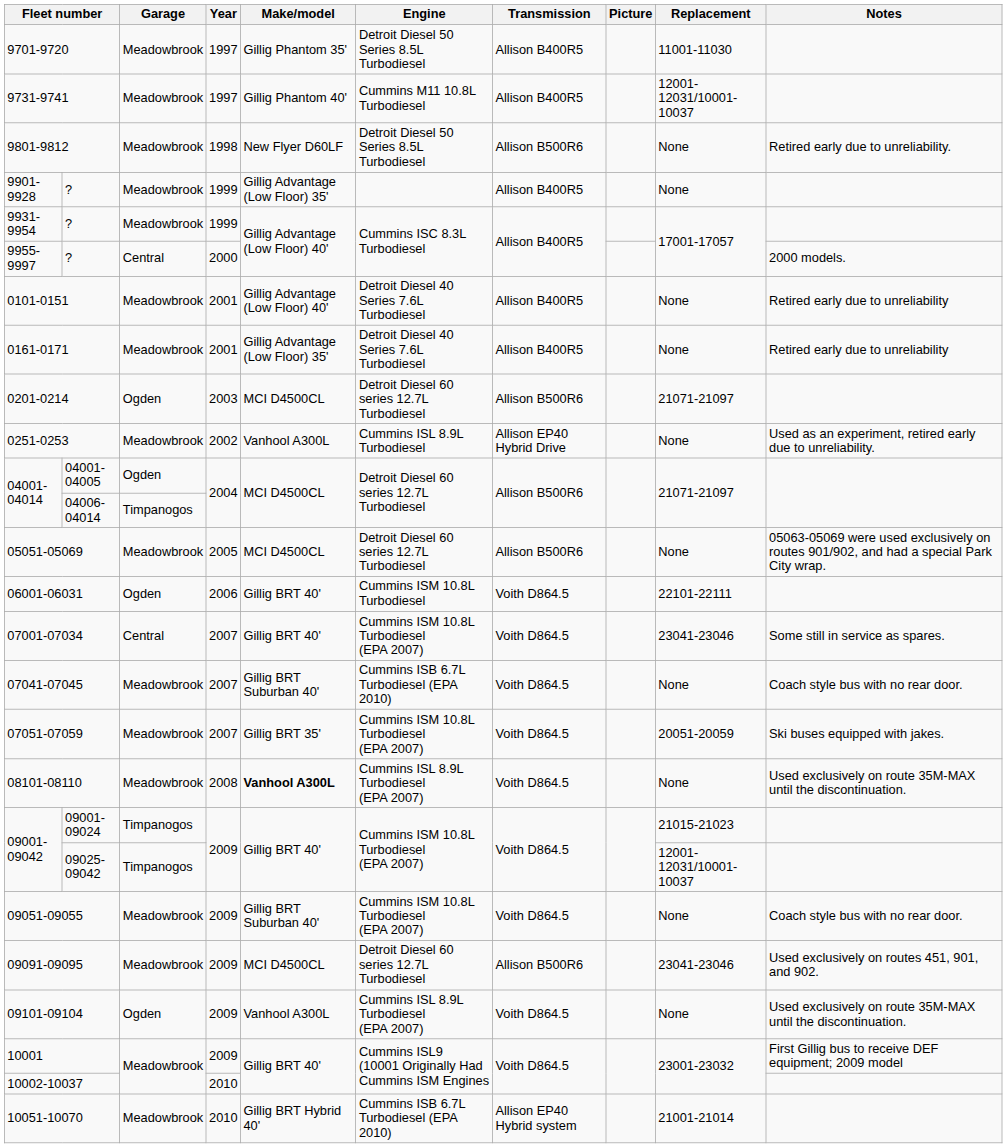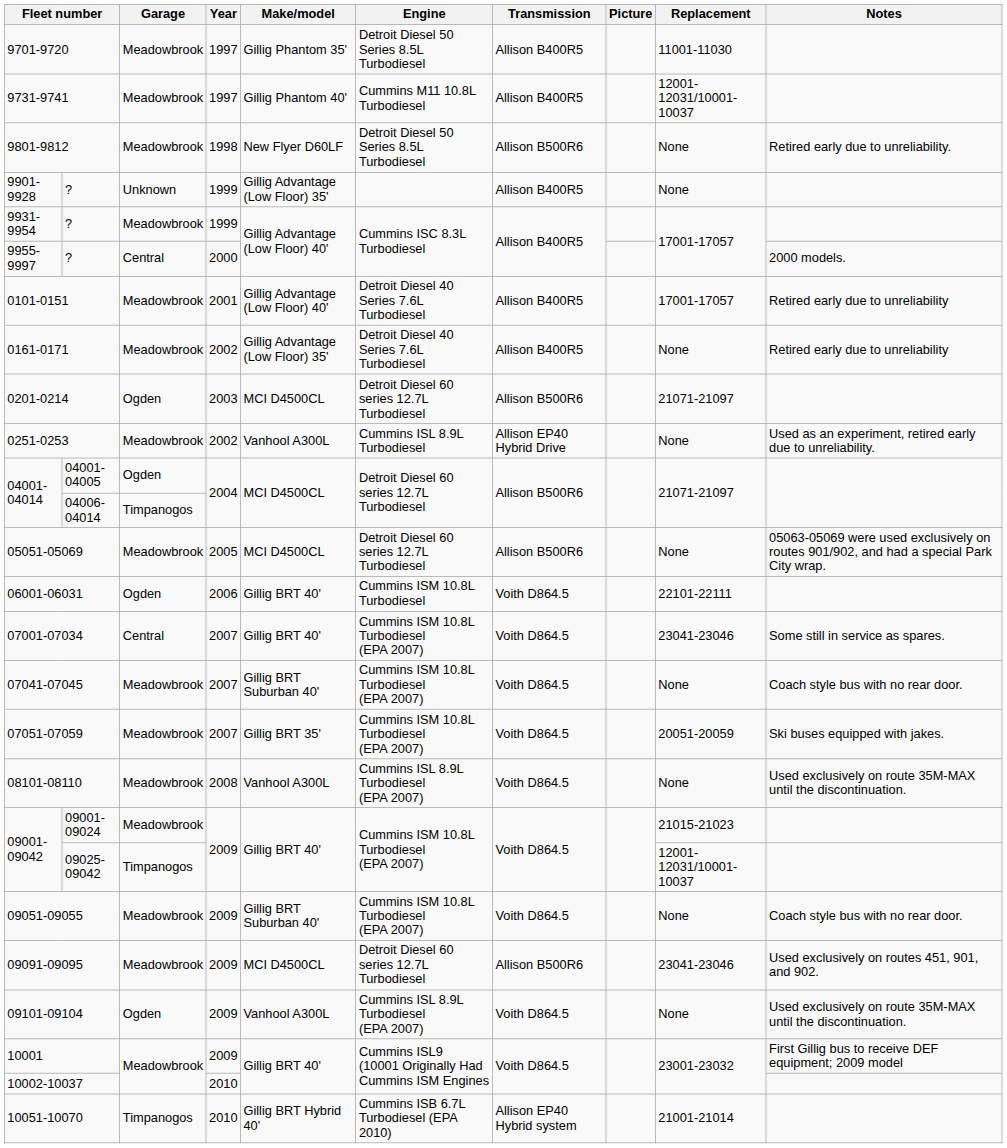(163, 189) Meadowbrook -> (149, 189) Unknown
(674, 300) None -> (696, 300) 17001-17057
(223, 349) 2001 -> (223, 349) 2002
(412, 685) Cummins ISB 6.7L Turbodiesel (EPA 2010) -> (417, 685) Cummins ISM 10.8L Turbodiesel (EPA 2007)
(289, 783) bold -> (286, 783) normal
(158, 825) Timpanogos -> (163, 825) Meadowbrook
(163, 1118) Meadowbrook -> (158, 1118) Timpanogos
